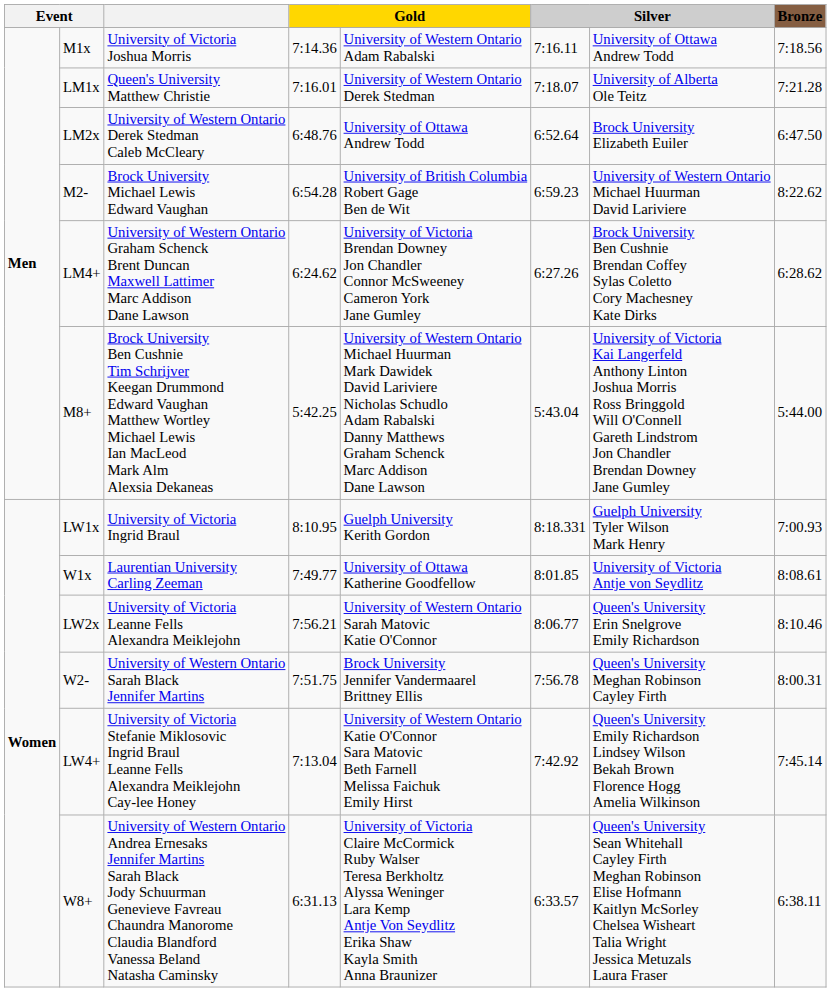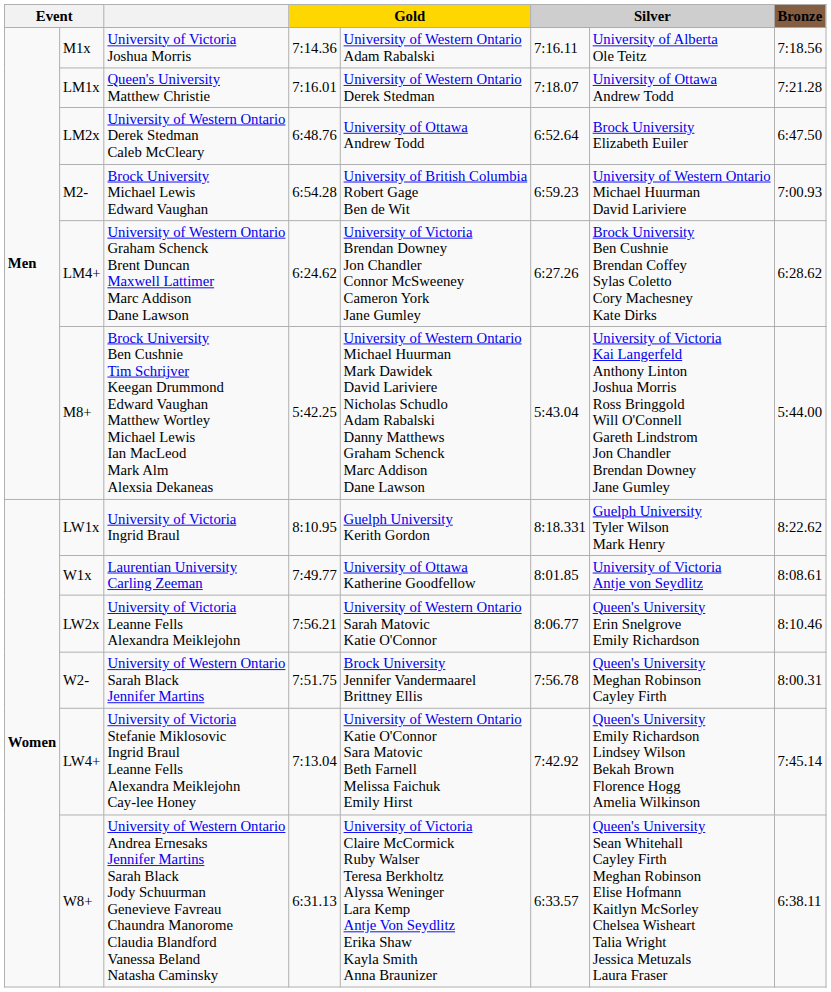(655, 47) University of Ottawa Andrew Todd -> (655, 47) University of Alberta Ole Teitz
(655, 87) University of Alberta Ole Teitz -> (655, 87) University of Ottawa Andrew Todd
(800, 192) 8:22.62 -> (800, 192) 7:00.93
(800, 527) 7:00.93 -> (800, 527) 8:22.62
